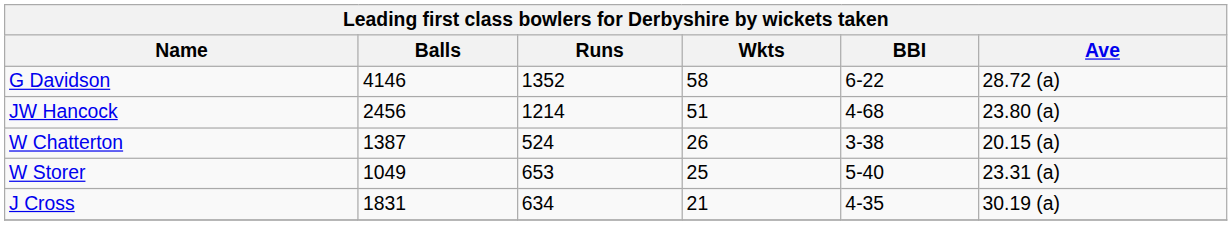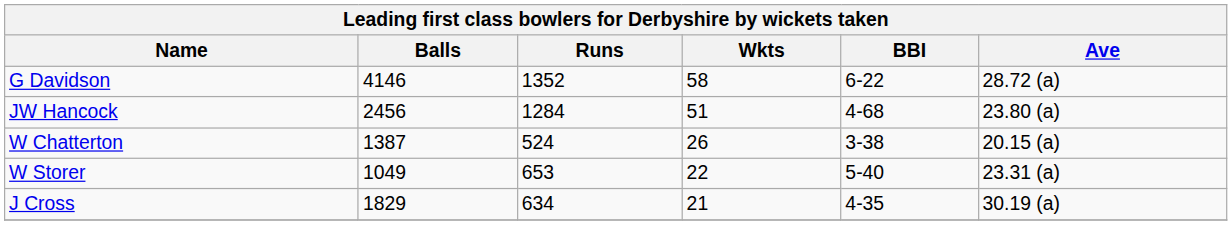(543, 111) 1214 -> (543, 111) 1284
(697, 173) 25 -> (697, 173) 22
(384, 204) 1831 -> (384, 204) 1829
